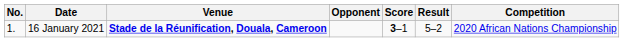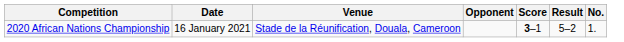columns swapped: (15, 12) <-> (535, 12)
(218, 28) bold -> (358, 28) normal
